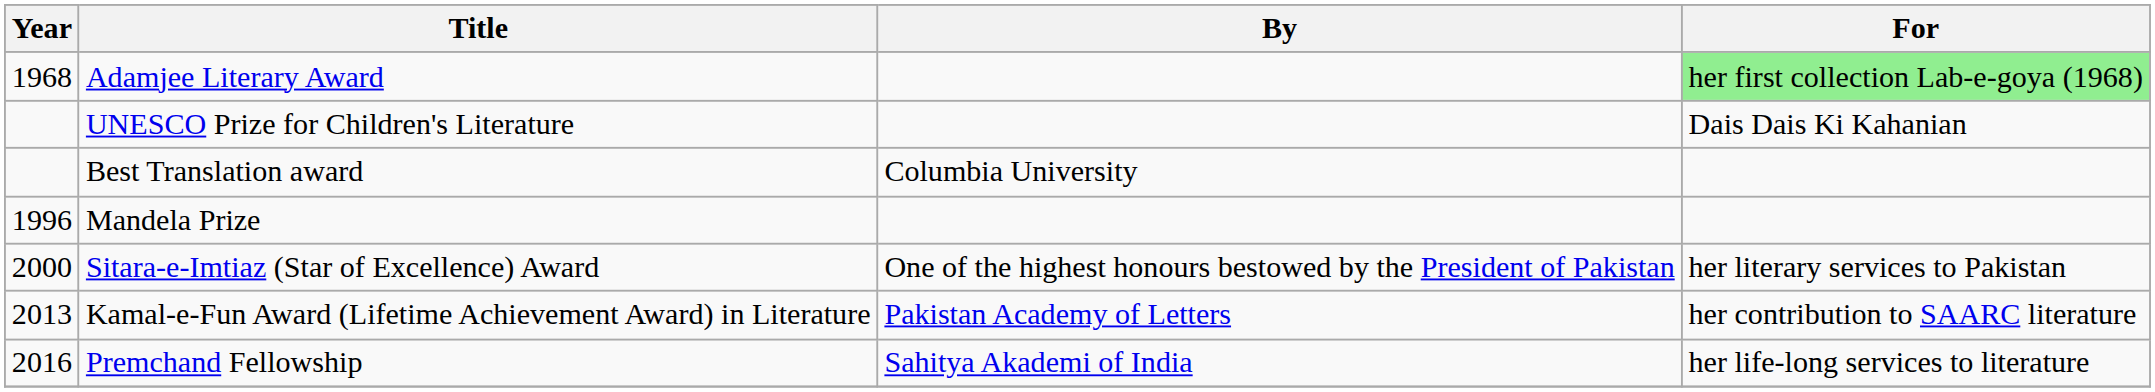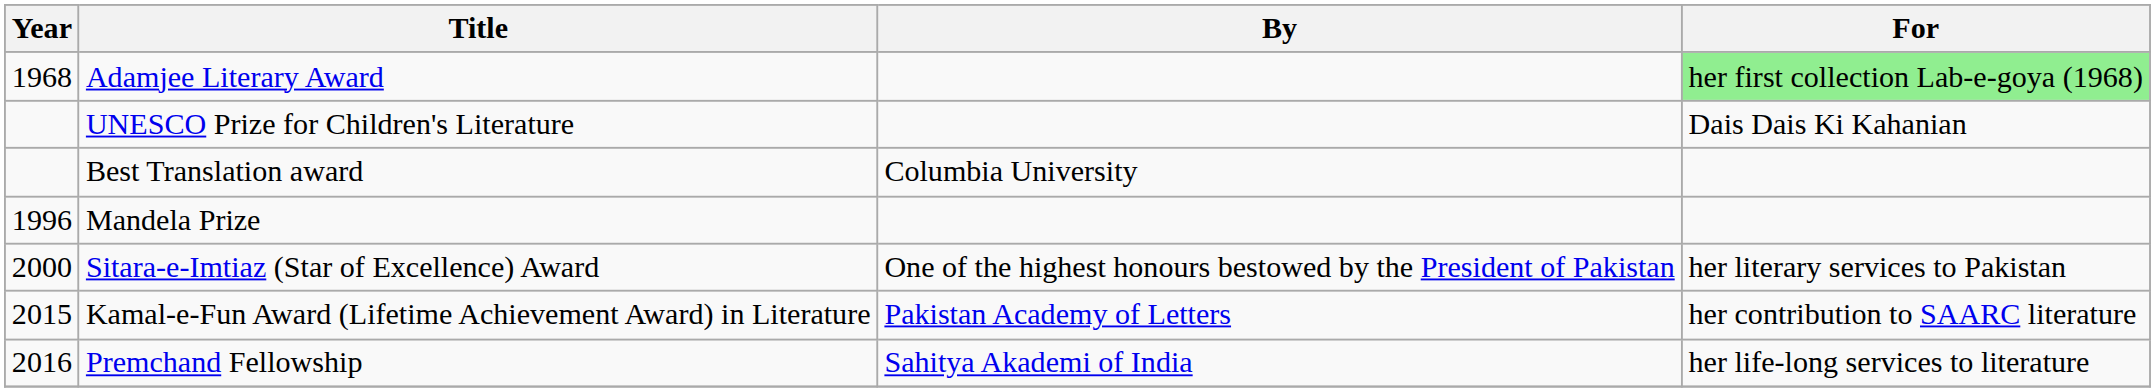(42, 314) 2013 -> (42, 314) 2015
